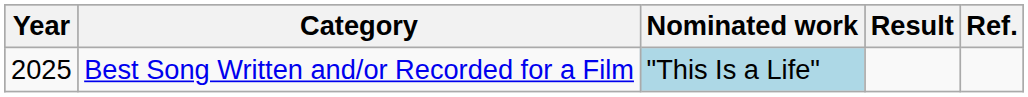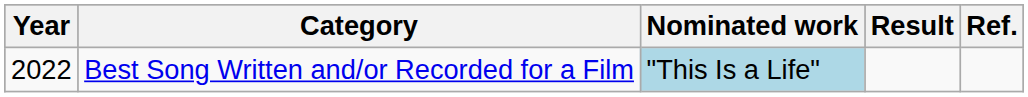(41, 69) 2025 -> (41, 69) 2022
